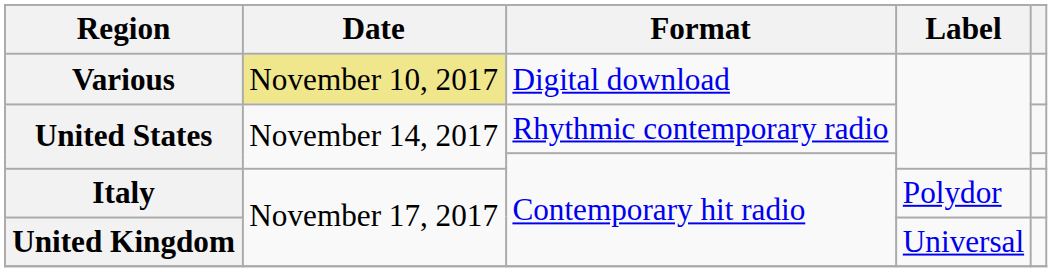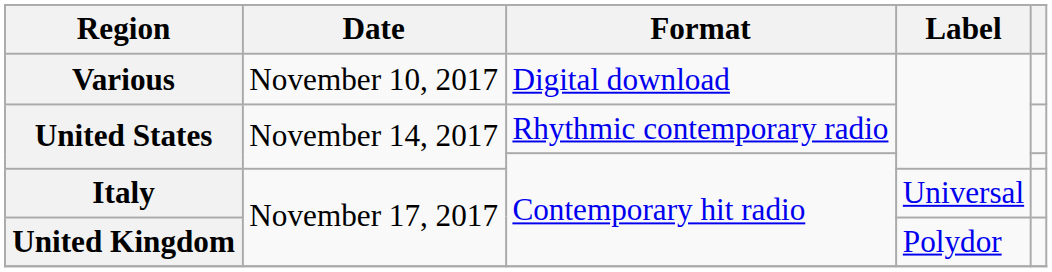(374, 78) khaki background -> (374, 78) no background
(952, 192) Polydor -> (963, 192) Universal
(963, 241) Universal -> (952, 241) Polydor
